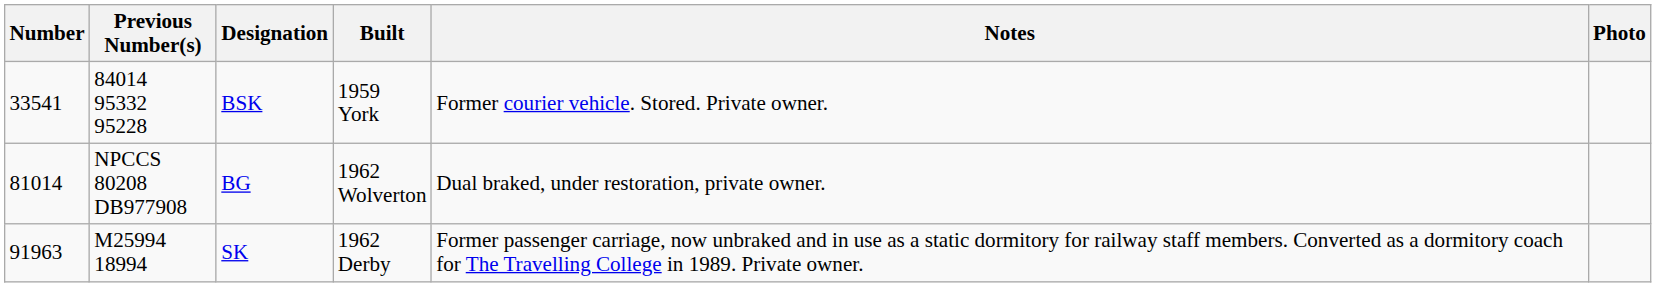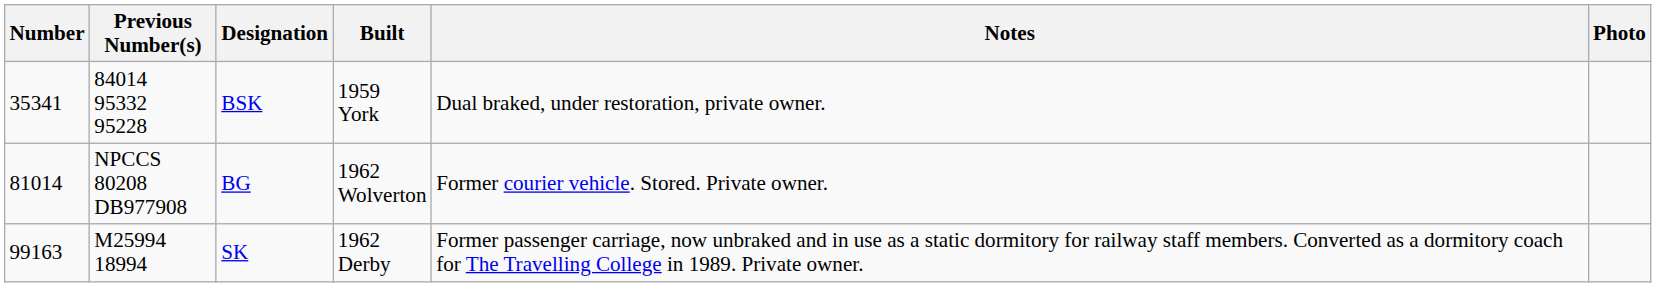(36, 102) 33541 -> (36, 102) 35341
(632, 102) Former courier vehicle. Stored. Private owner. -> (631, 102) Dual braked, under restoration, private owner.
(631, 183) Dual braked, under restoration, private owner. -> (632, 183) Former courier vehicle. Stored. Private owner.
(36, 252) 91963 -> (36, 252) 99163
